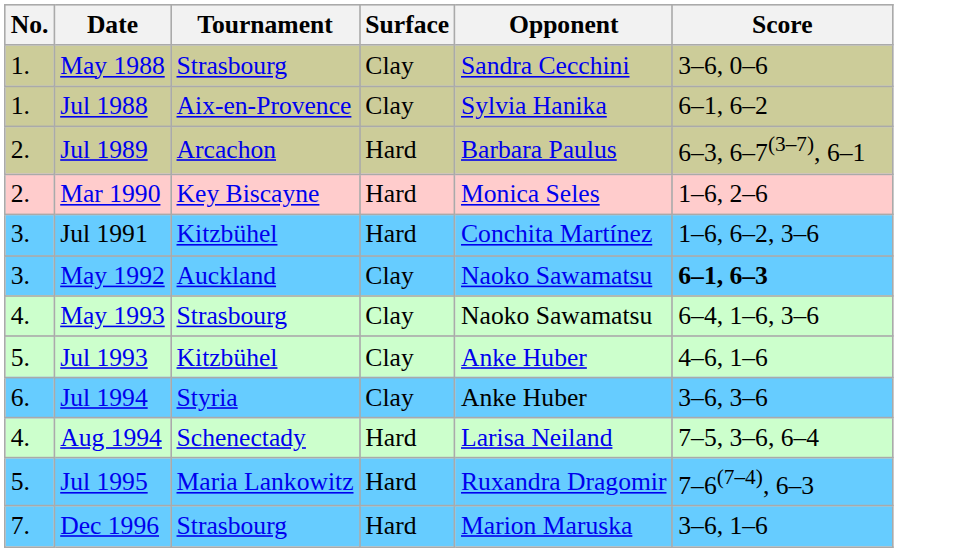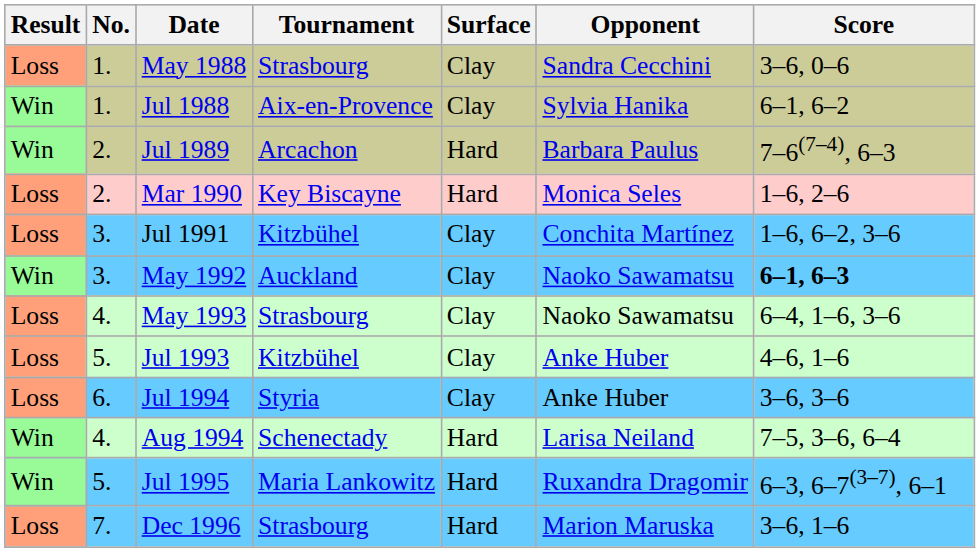+ column: (46, 24)
(772, 150) 6–3, 6–7(3–7), 6–1 -> (828, 150) 7–6(7–4), 6–3
(391, 234) Hard -> (471, 234) Clay
(746, 481) 7–6(7–4), 6–3 -> (853, 481) 6–3, 6–7(3–7), 6–1
